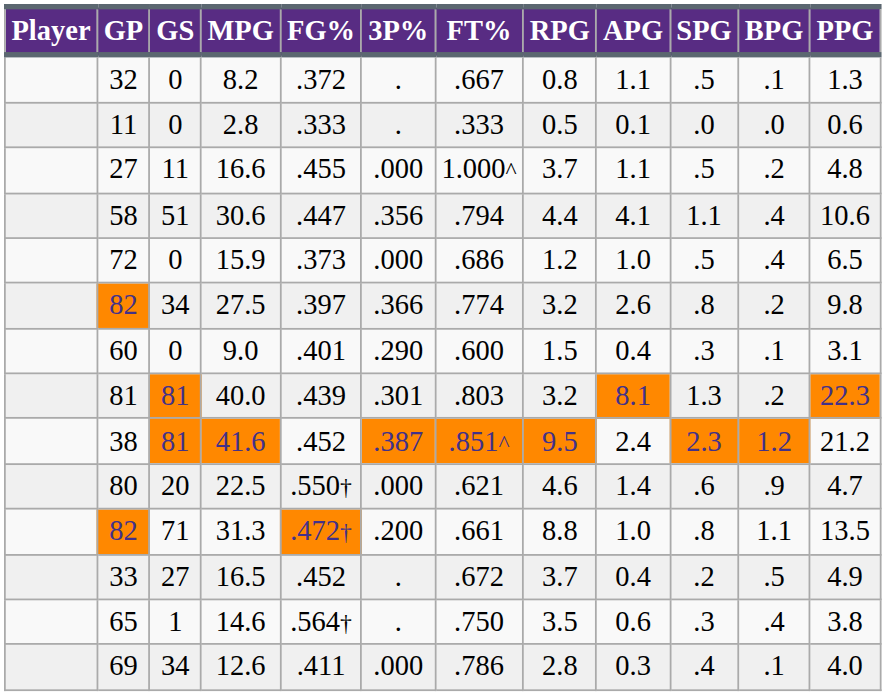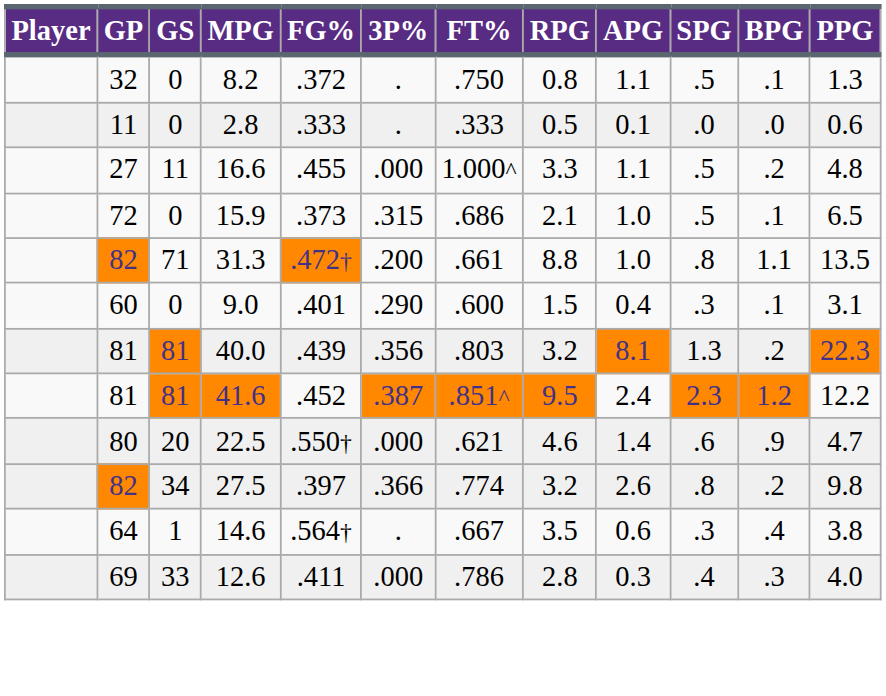(479, 79) .667 -> (479, 79) .750
(560, 169) 3.7 -> (560, 169) 3.3
- row: (241, 214)
(398, 260) .000 -> (398, 214) .315
(560, 260) 1.2 -> (560, 214) 2.1
(774, 260) .4 -> (774, 214) .1
rows swapped: (241, 305) <-> (241, 531)
(398, 395) .301 -> (398, 350) .356
(123, 440) 38 -> (123, 395) 81
(845, 440) 21.2 -> (845, 395) 12.2
- row: (241, 576)
(123, 621) 65 -> (123, 531) 64
(479, 621) .750 -> (479, 531) .667
(175, 666) 34 -> (175, 576) 33
(774, 666) .1 -> (774, 576) .3
